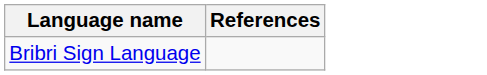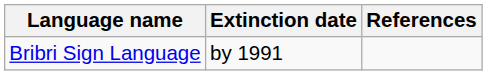+ column: (283, 20)
